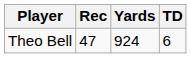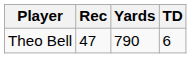(127, 40) 924 -> (127, 40) 790
